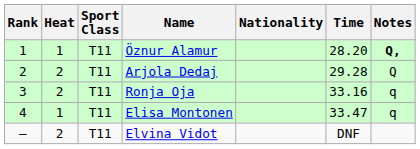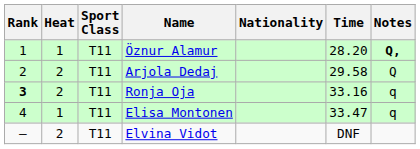(349, 71) 29.28 -> (349, 71) 29.58
(23, 92) normal -> (23, 92) bold
